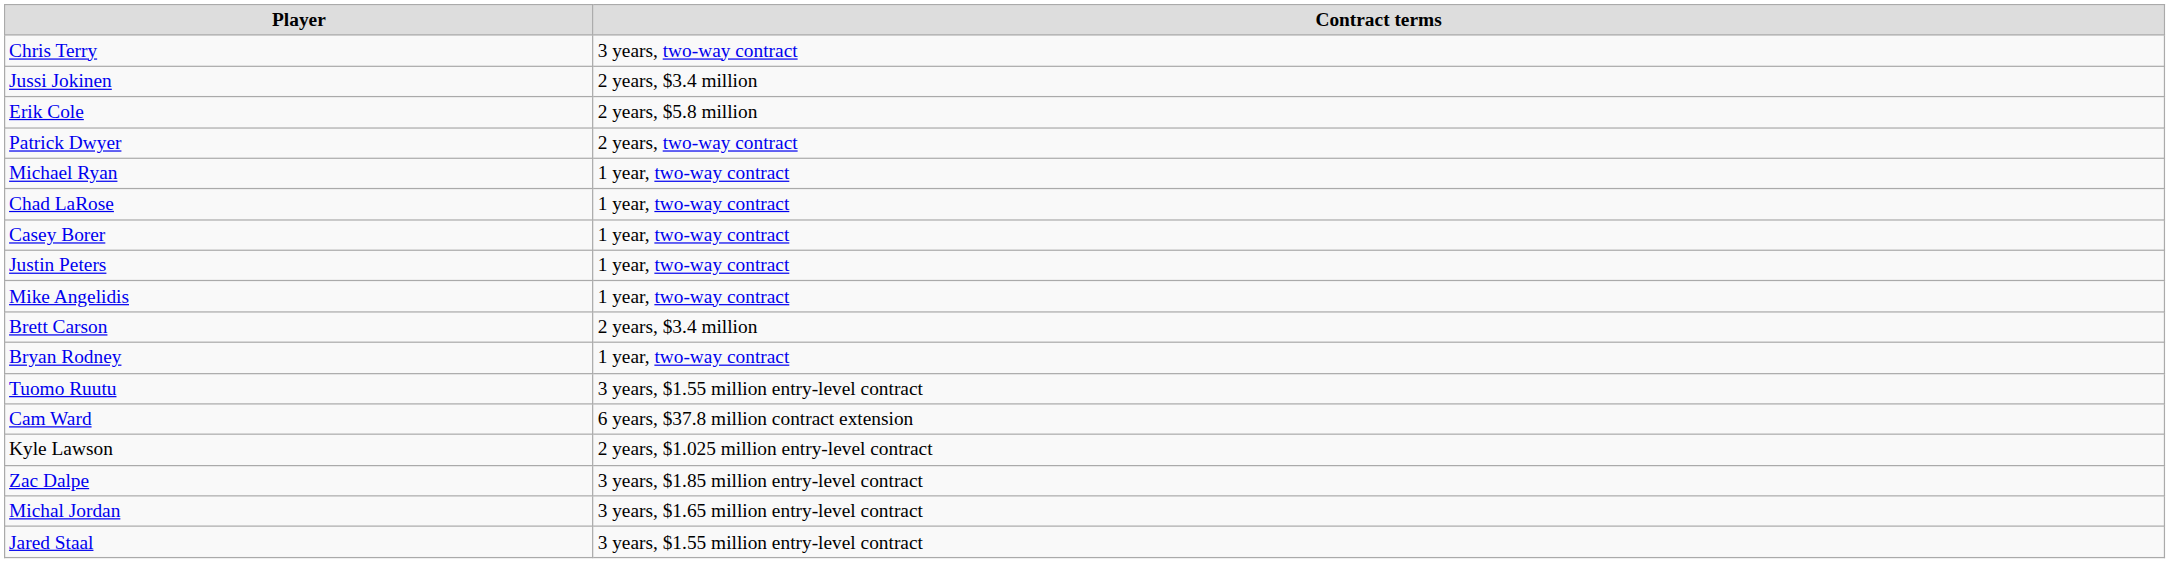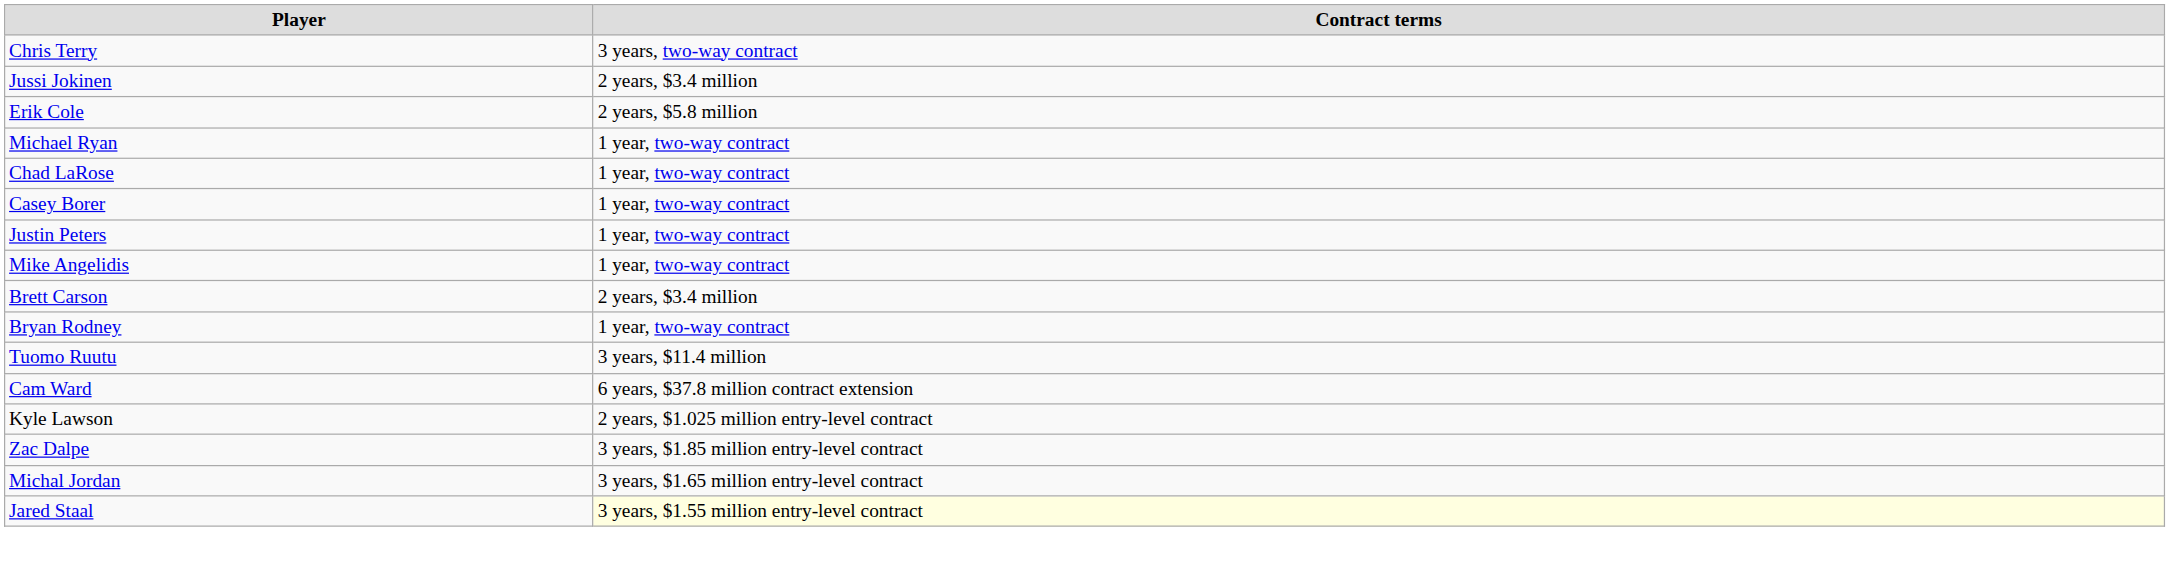- row: (65, 142)
(760, 388) 3 years, $1.55 million entry-level contract -> (682, 357) 3 years, $11.4 million
(760, 541) no background -> (760, 511) lightyellow background
